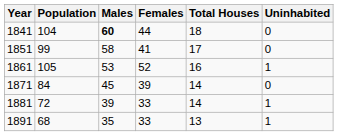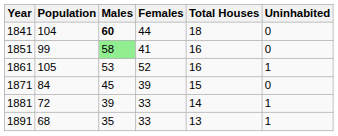(108, 49) no background -> (108, 49) lightgreen background
(195, 49) 17 -> (195, 49) 16
(195, 85) 14 -> (195, 85) 15
